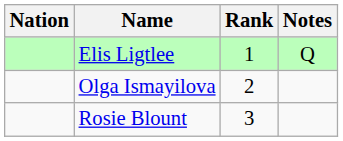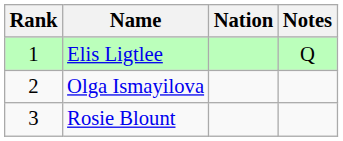columns swapped: (249, 20) <-> (39, 20)
